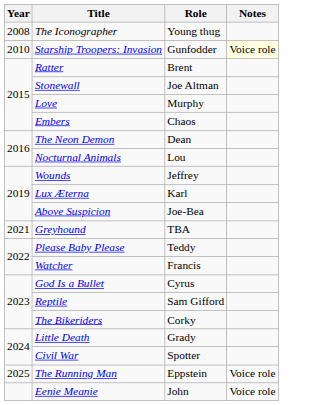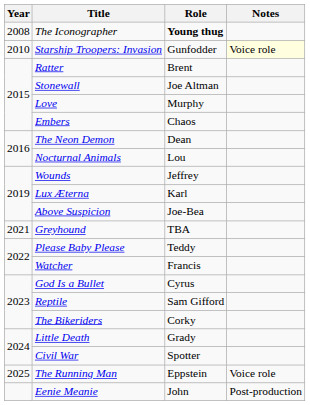(194, 31) normal -> (195, 31) bold
(252, 391) Voice role -> (266, 391) Post-production
